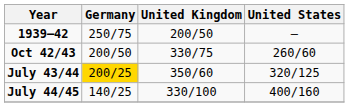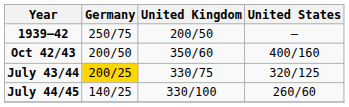(192, 53) 330/75 -> (192, 53) 350/60
(294, 53) 260/60 -> (294, 53) 400/160
(192, 73) 350/60 -> (192, 73) 330/75
(294, 92) 400/160 -> (294, 92) 260/60
